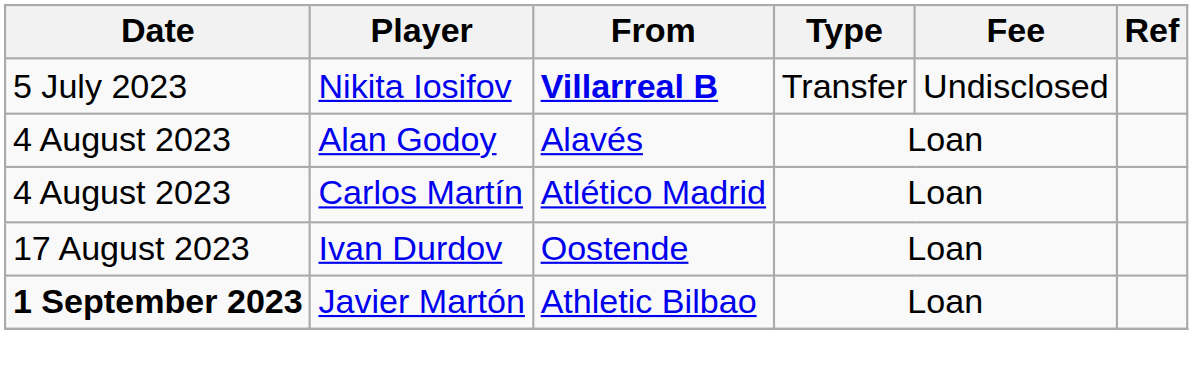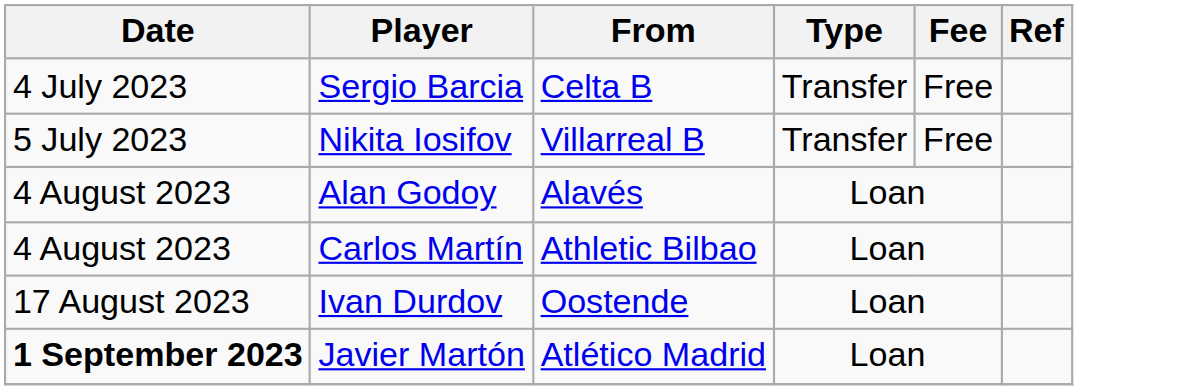+ row: (421, 85)
(629, 85) bold -> (623, 139) normal
(1016, 85) Undisclosed -> (958, 139) Free
(653, 193) Atlético Madrid -> (649, 247) Athletic Bilbao
(649, 301) Athletic Bilbao -> (653, 355) Atlético Madrid
